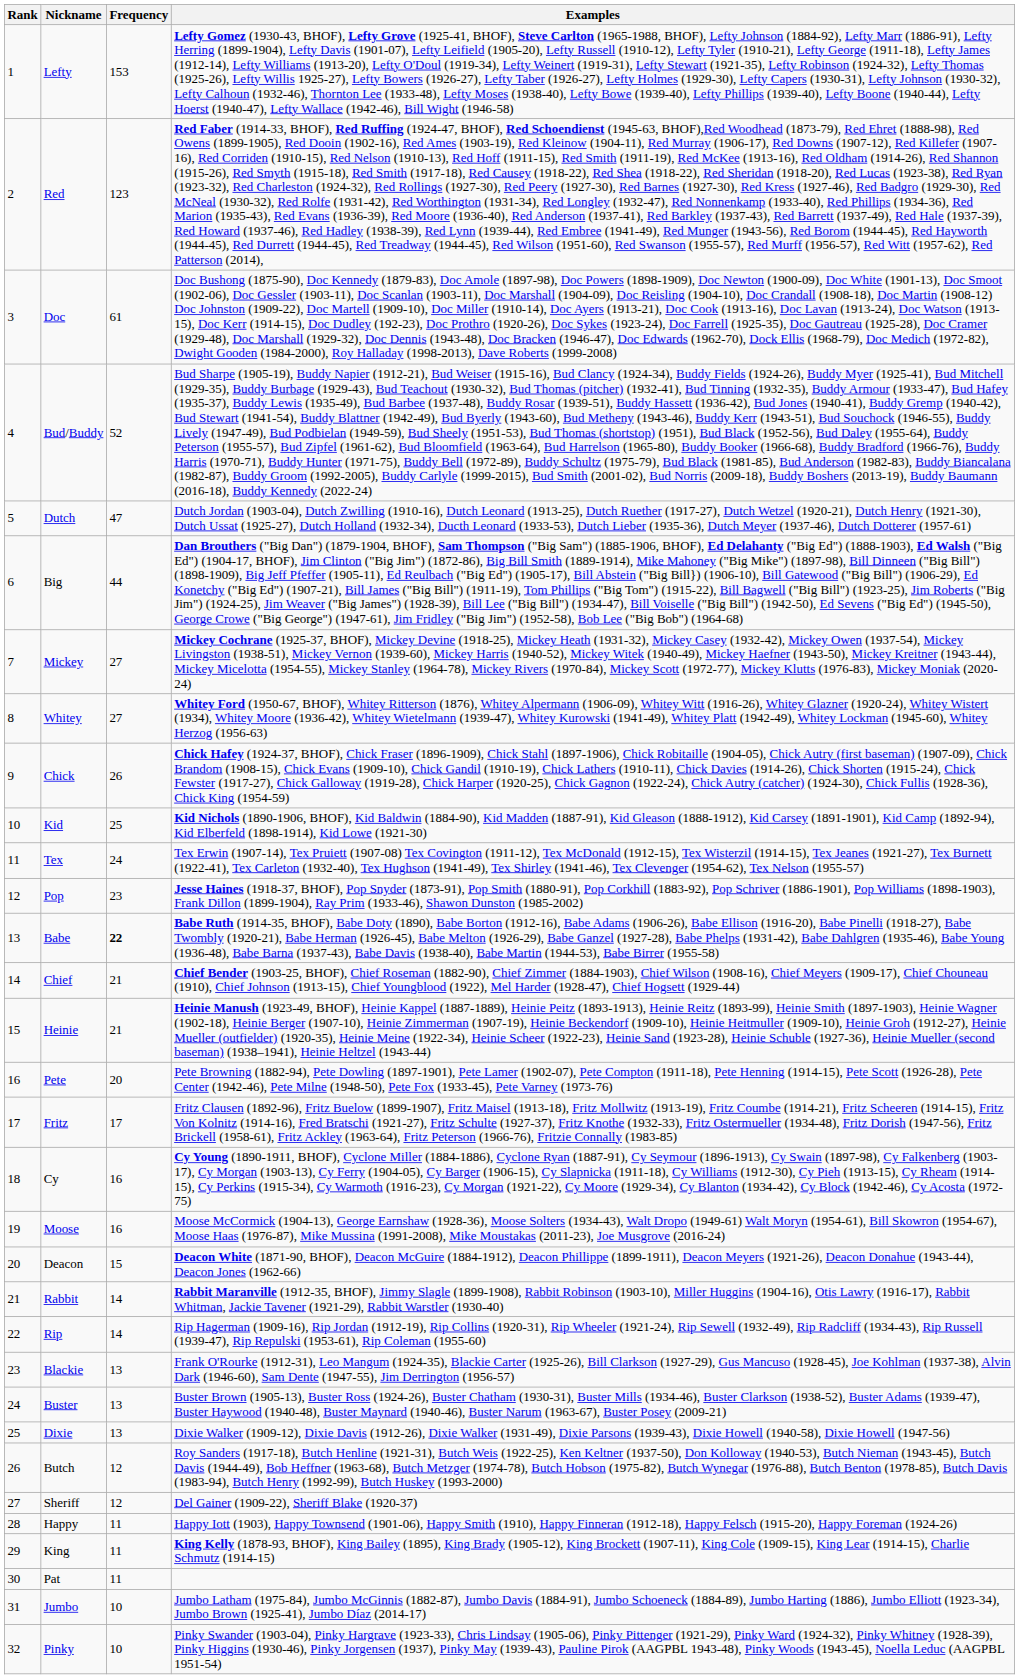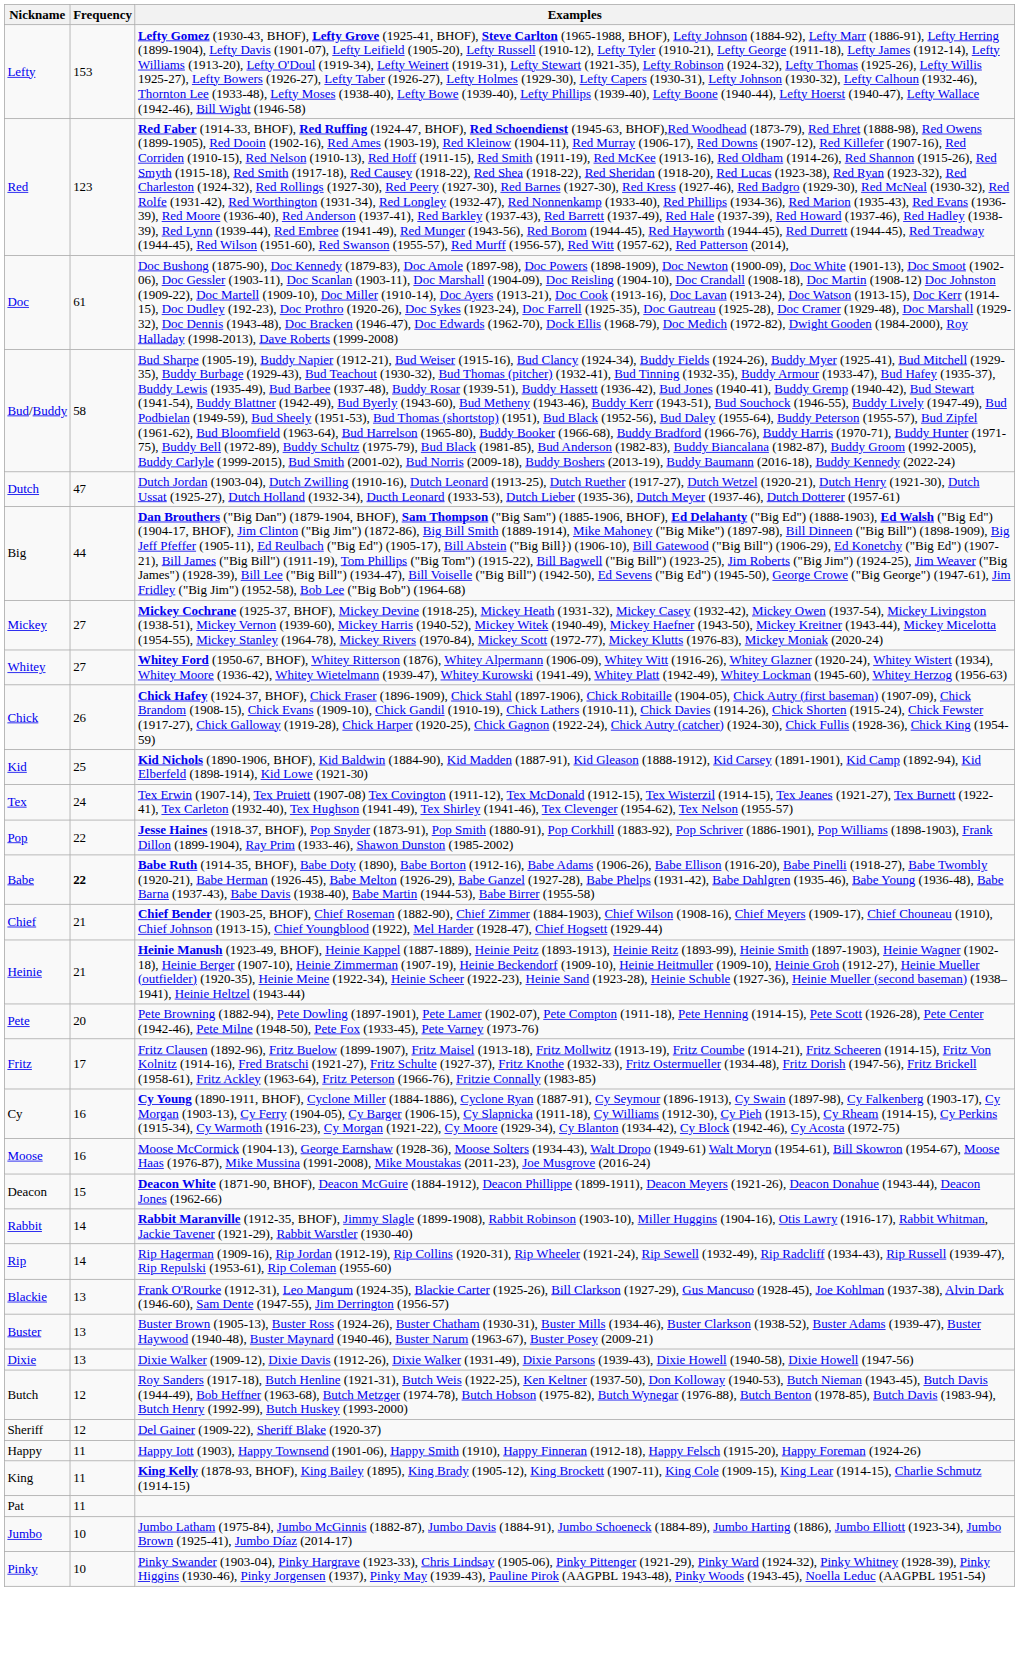- column: (23, 14)
(116, 432) 52 -> (80, 410) 58
(116, 895) 23 -> (80, 837) 22
